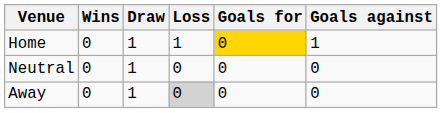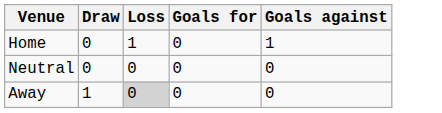- column: (101, 17)
(132, 43) 1 -> (87, 43) 0
(222, 43) gold background -> (177, 43) no background
(132, 69) 1 -> (87, 69) 0
